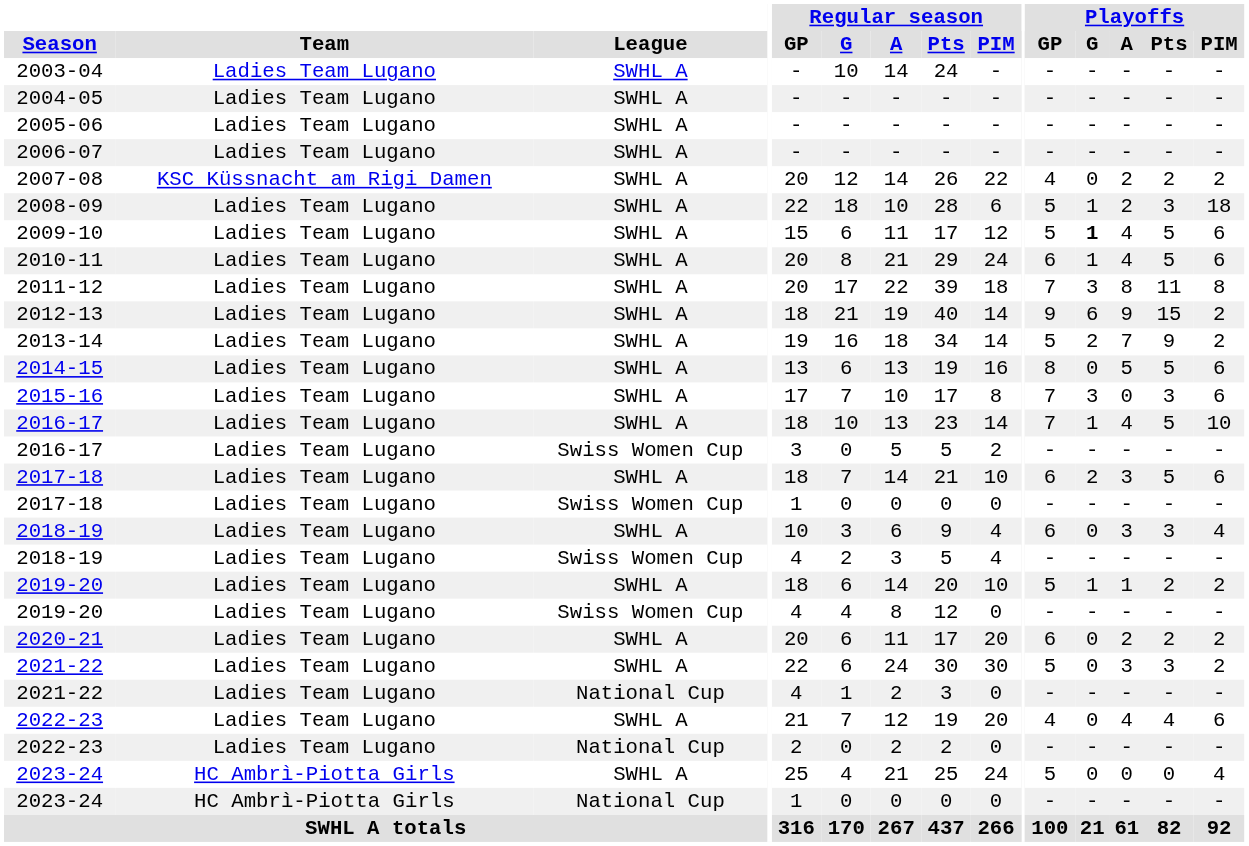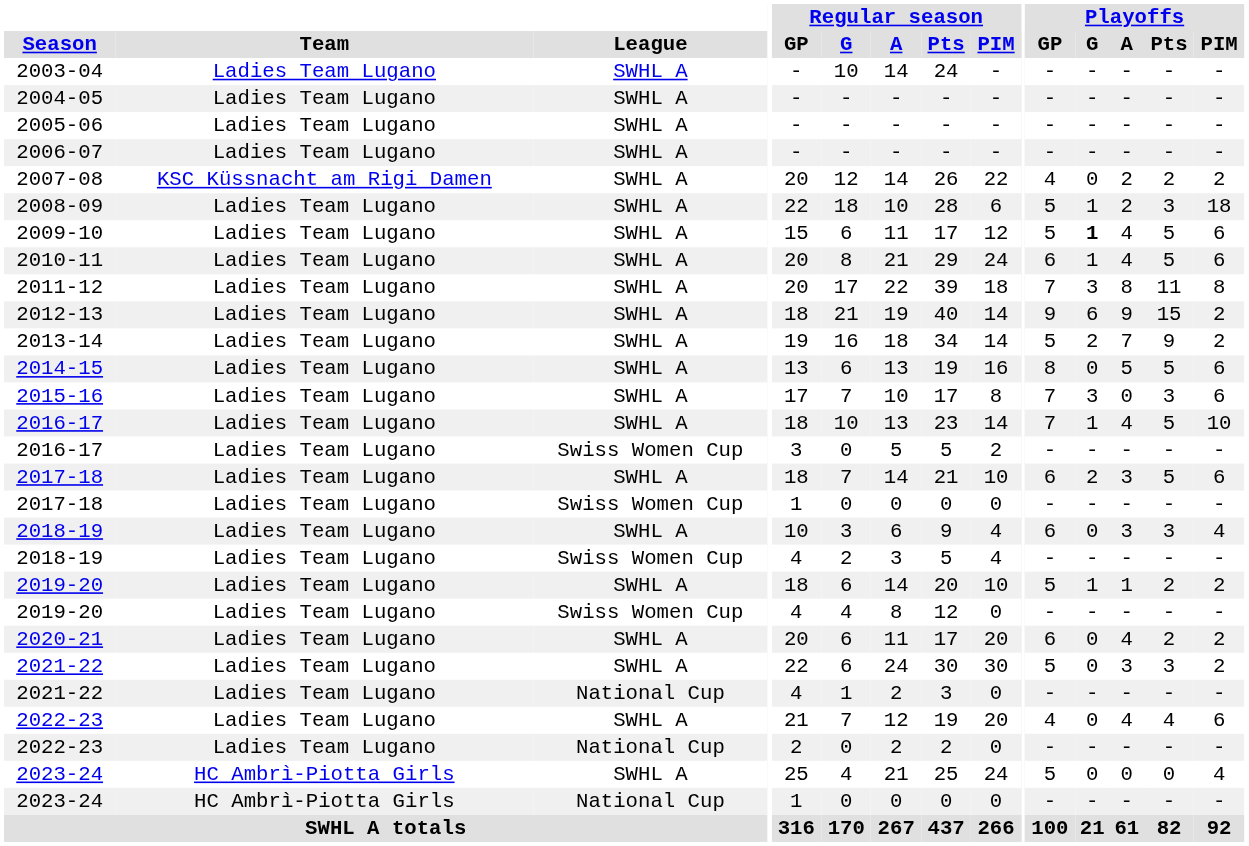(1127, 639) 2 -> (1127, 639) 4
